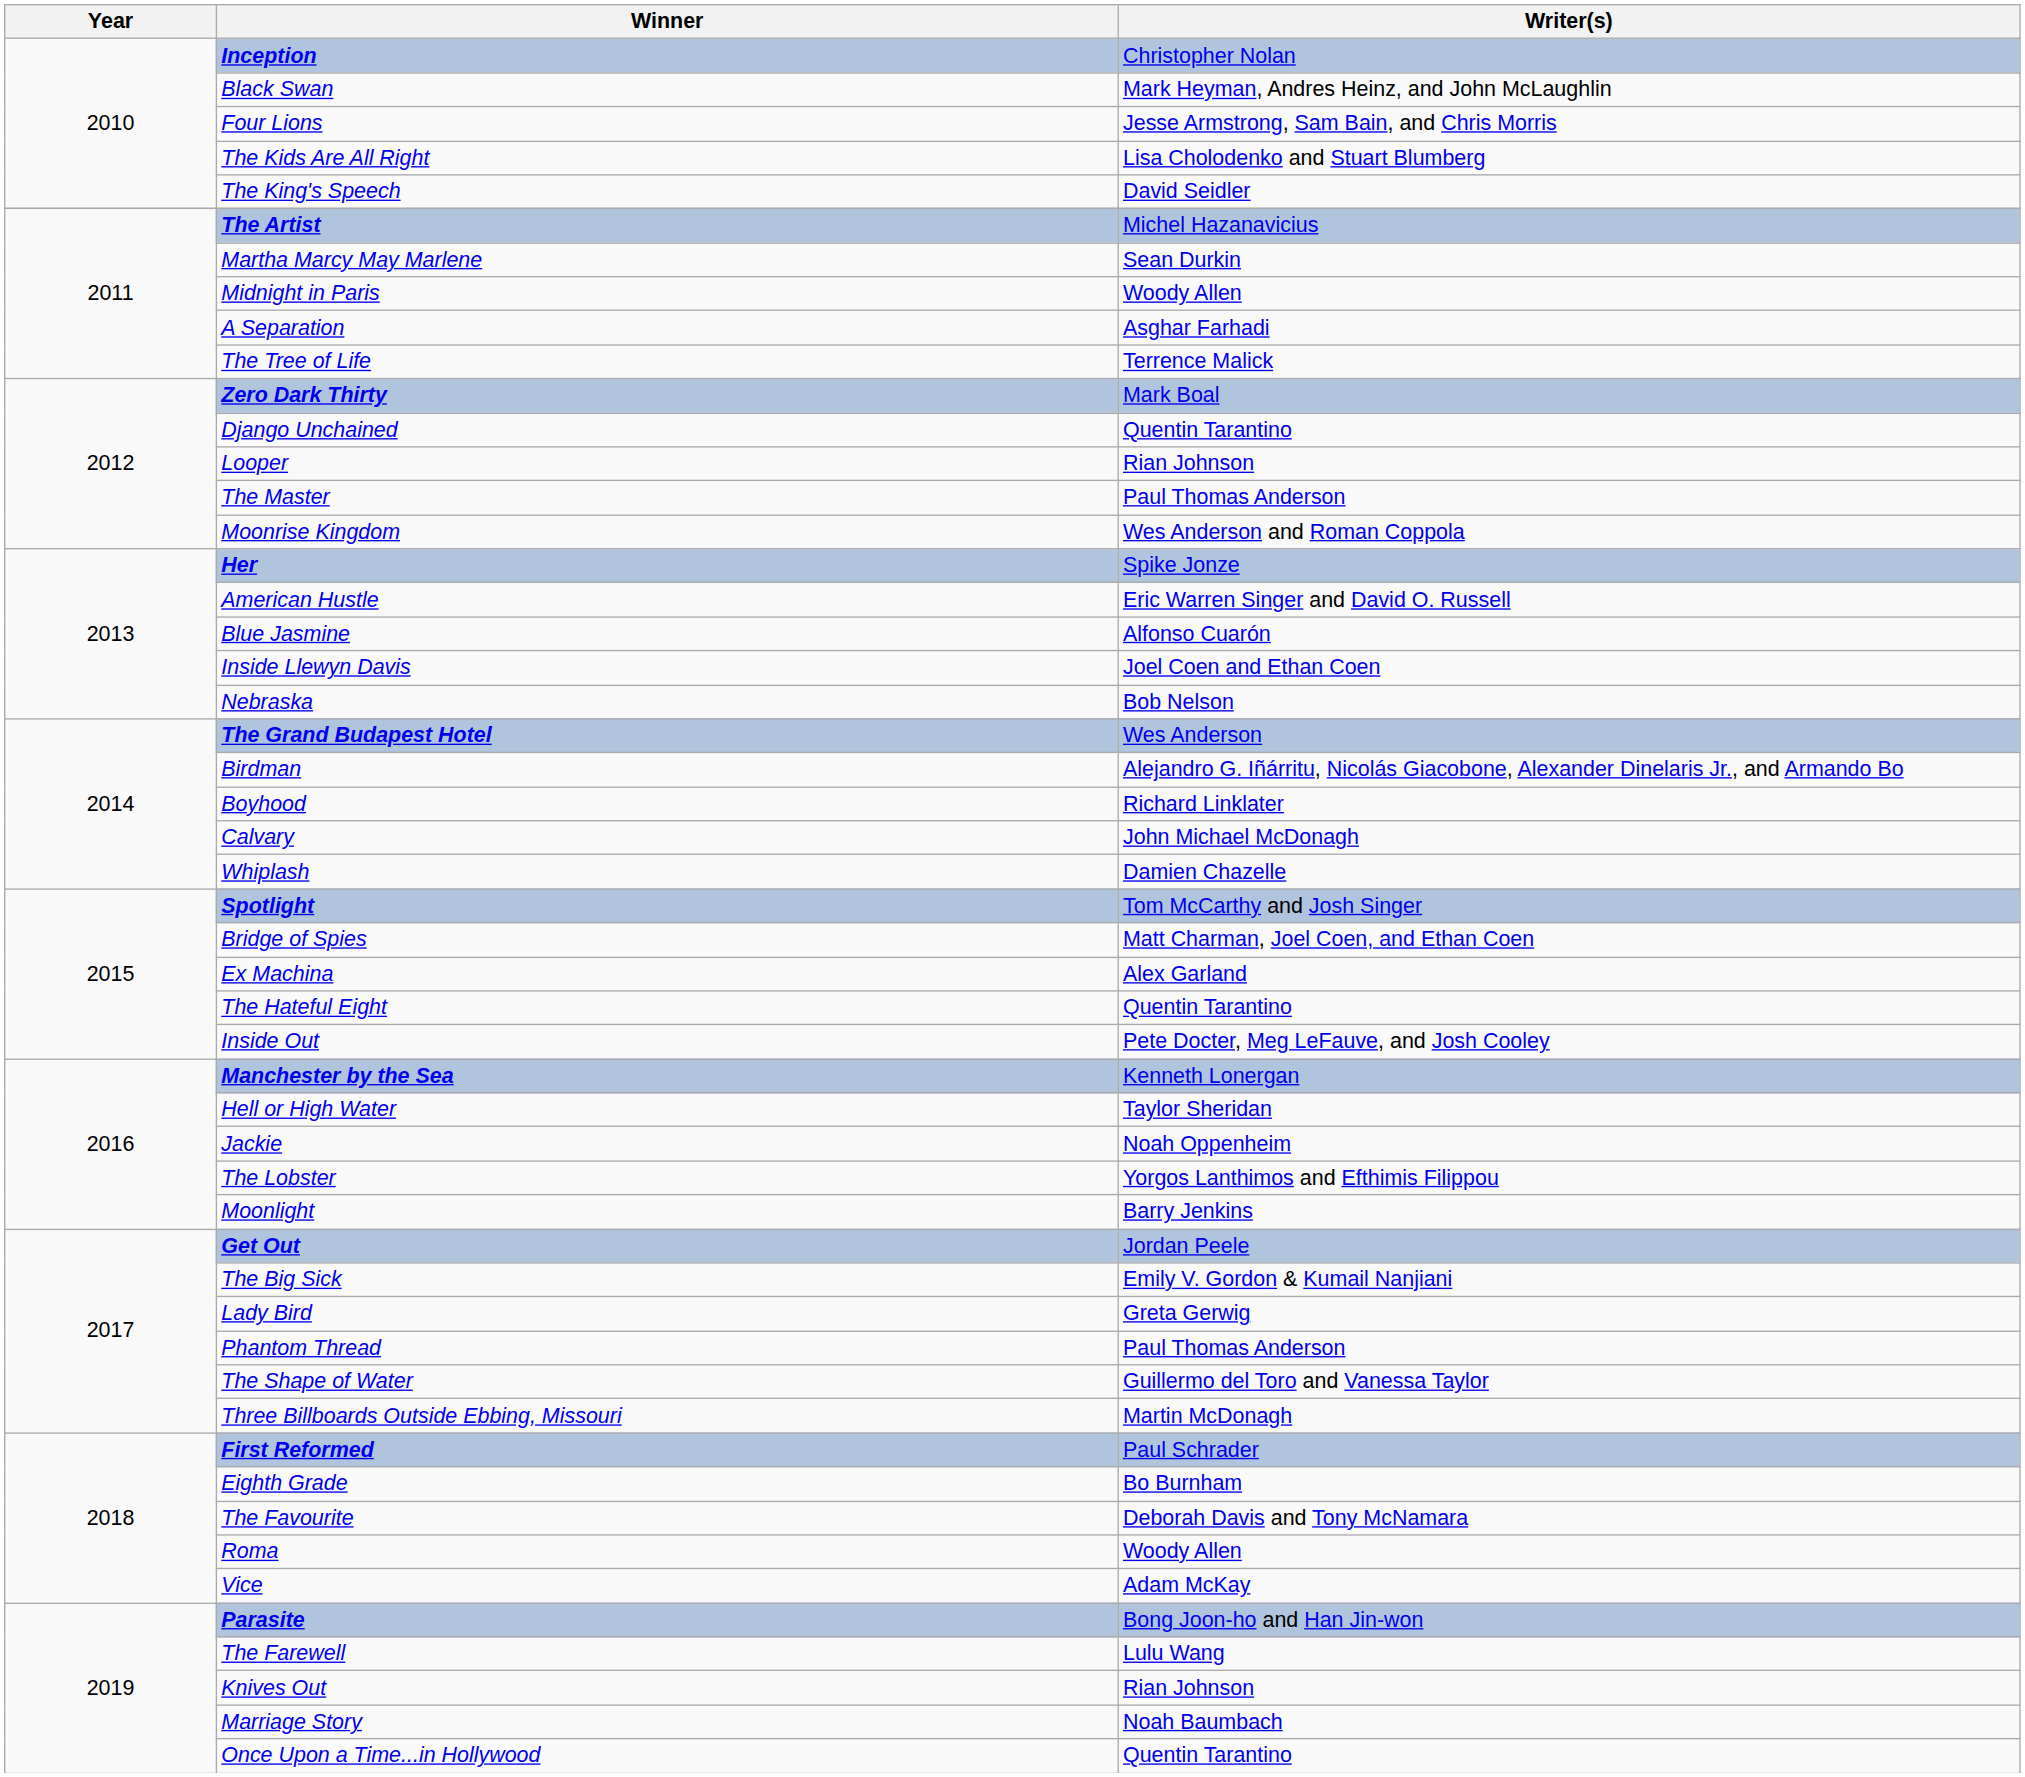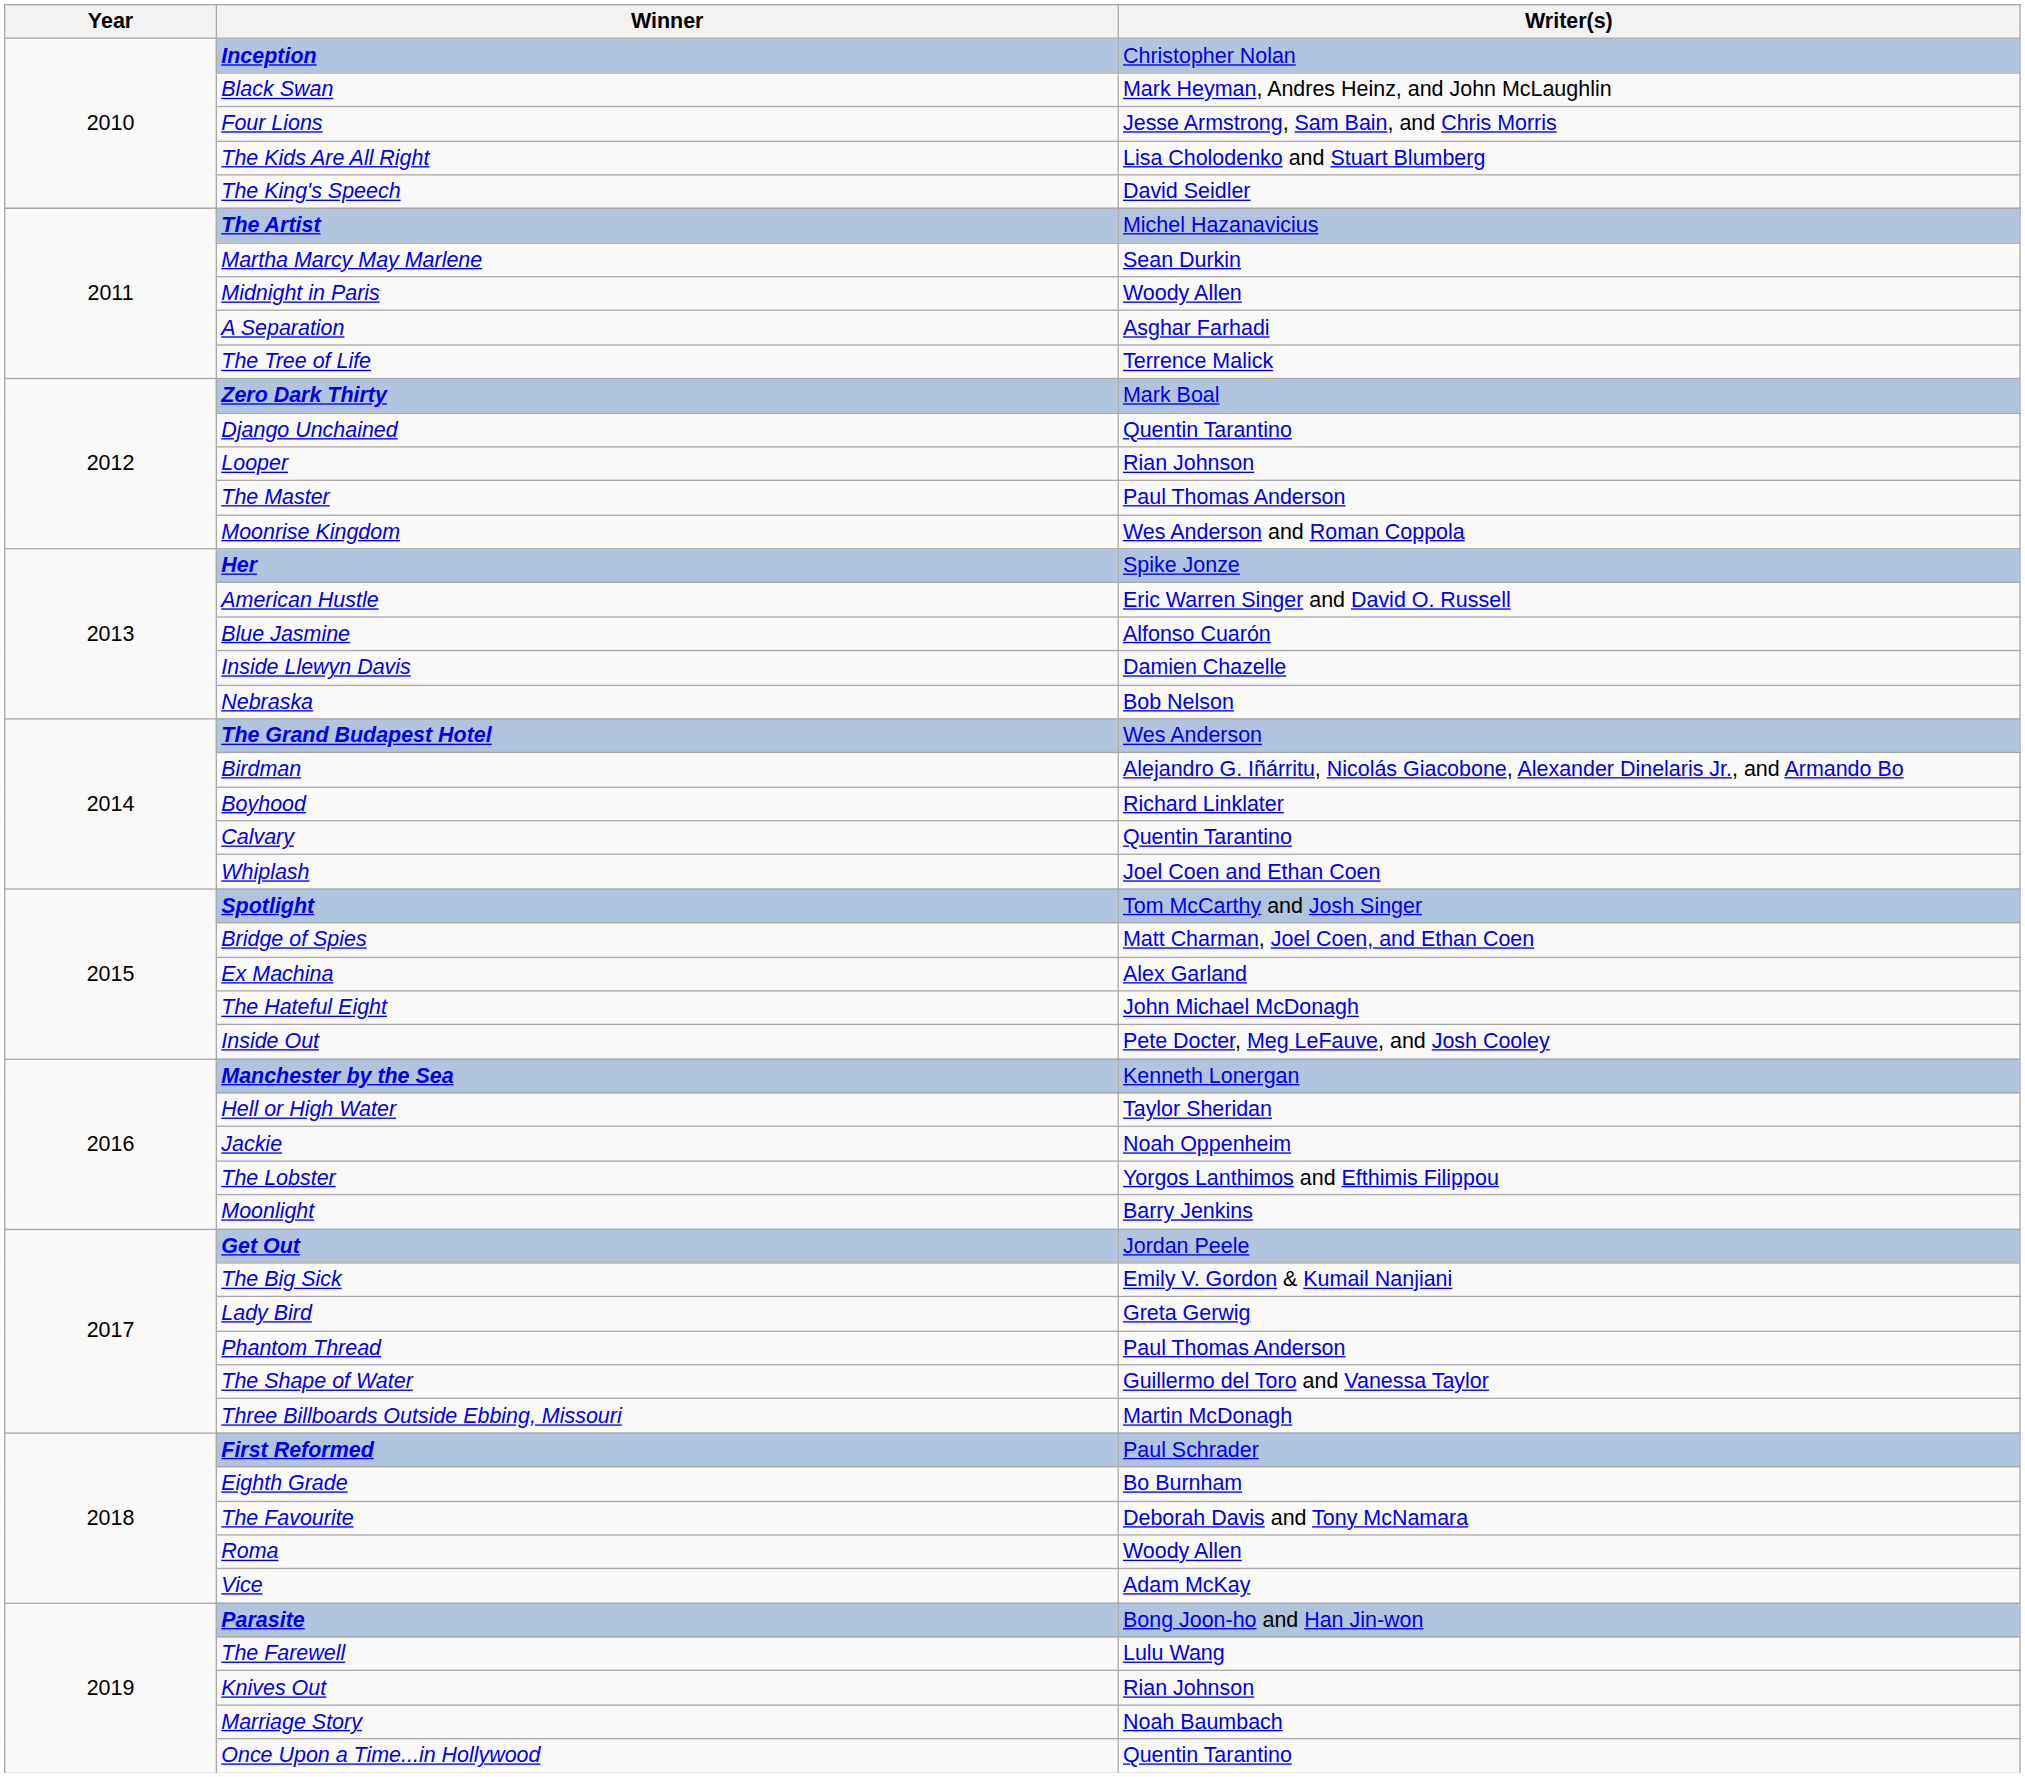(1252, 667) Joel Coen and Ethan Coen -> (1205, 667) Damien Chazelle
(1241, 837) John Michael McDonagh -> (1207, 837) Quentin Tarantino
(1205, 871) Damien Chazelle -> (1252, 871) Joel Coen and Ethan Coen
(1207, 1007) Quentin Tarantino -> (1241, 1007) John Michael McDonagh
